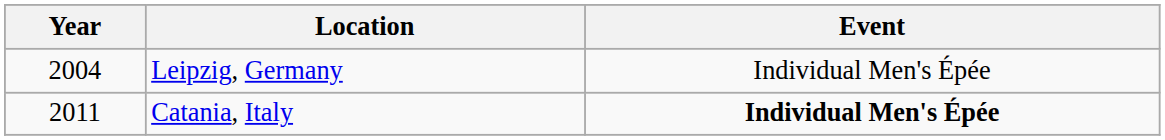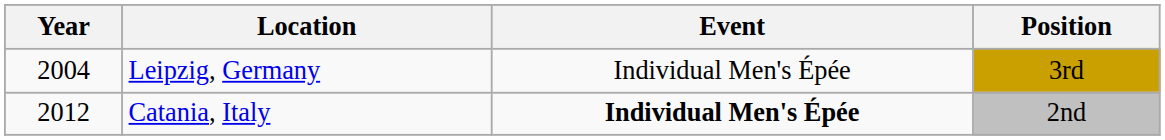+ column: (1066, 26)
(75, 113) 2011 -> (64, 113) 2012
